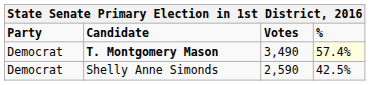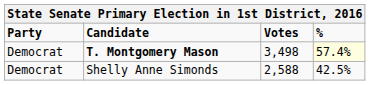(281, 52) 3,490 -> (281, 52) 3,498
(281, 70) 2,590 -> (281, 70) 2,588
